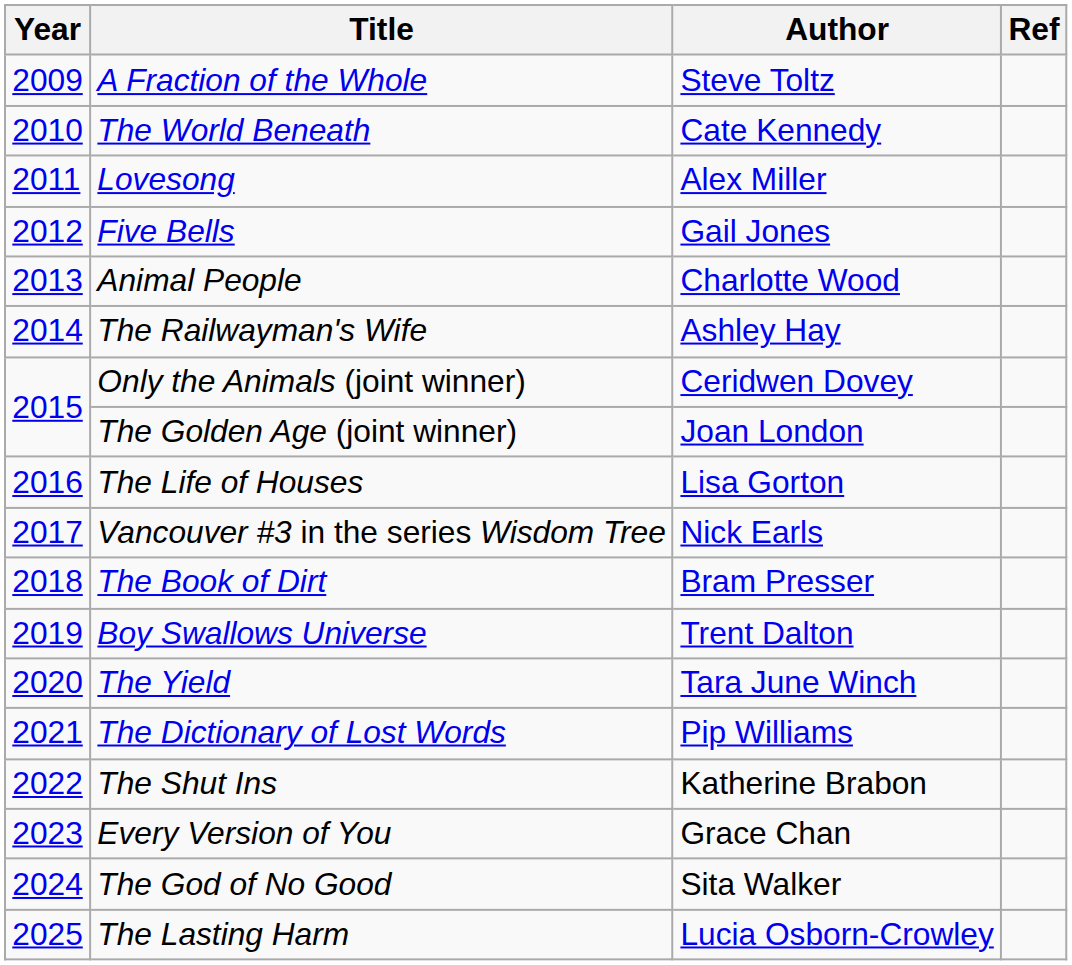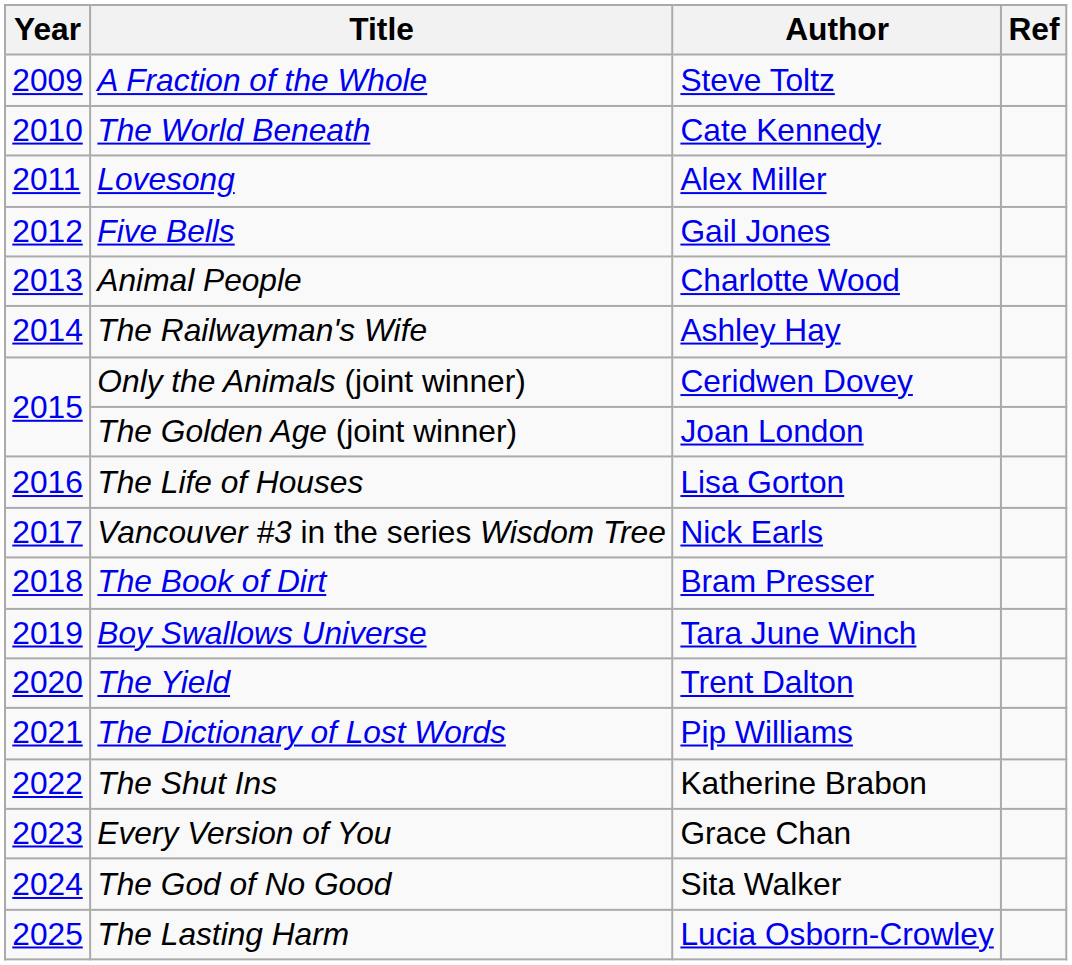(767, 632) Trent Dalton -> (798, 632) Tara June Winch
(798, 682) Tara June Winch -> (767, 682) Trent Dalton
